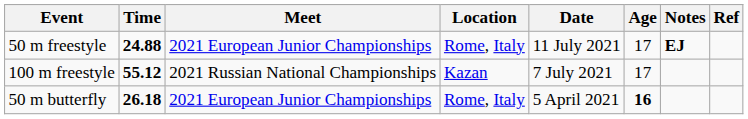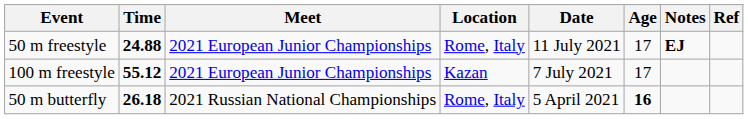(303, 72) 2021 Russian National Championships -> (300, 72) 2021 European Junior Championships
(300, 99) 2021 European Junior Championships -> (303, 99) 2021 Russian National Championships
